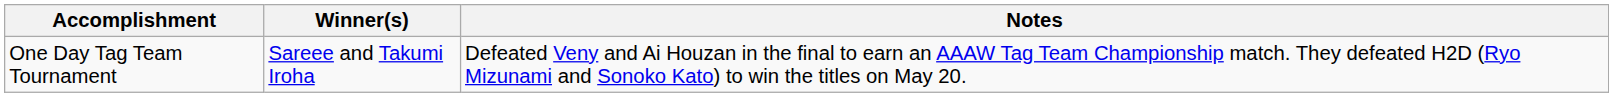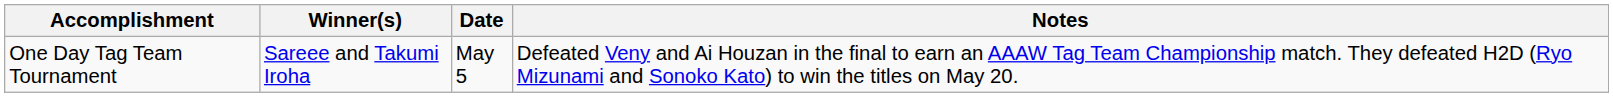+ column: (482, 20)
